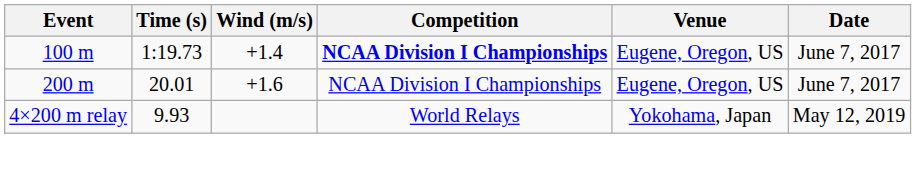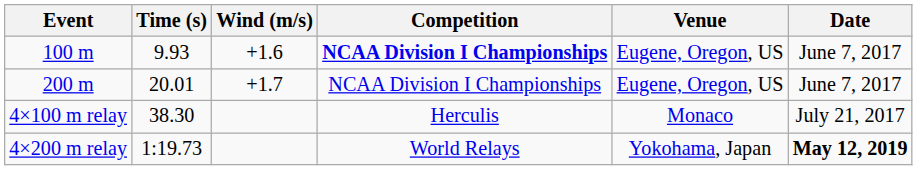(172, 52) 1:19.73 -> (172, 52) 9.93
(265, 52) +1.4 -> (265, 52) +1.6
(265, 84) +1.6 -> (265, 84) +1.7
+ row: (68, 116)
(172, 116) 9.93 -> (172, 148) 1:19.73
(849, 116) normal -> (850, 148) bold
